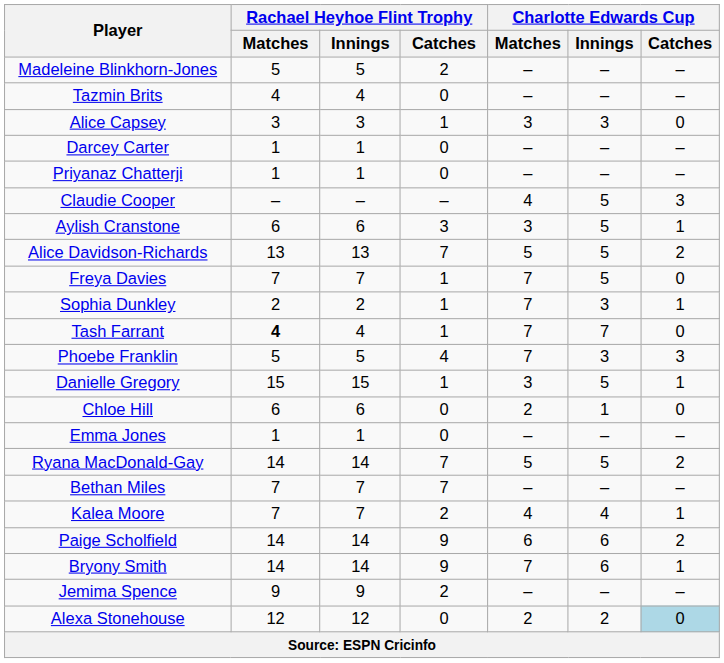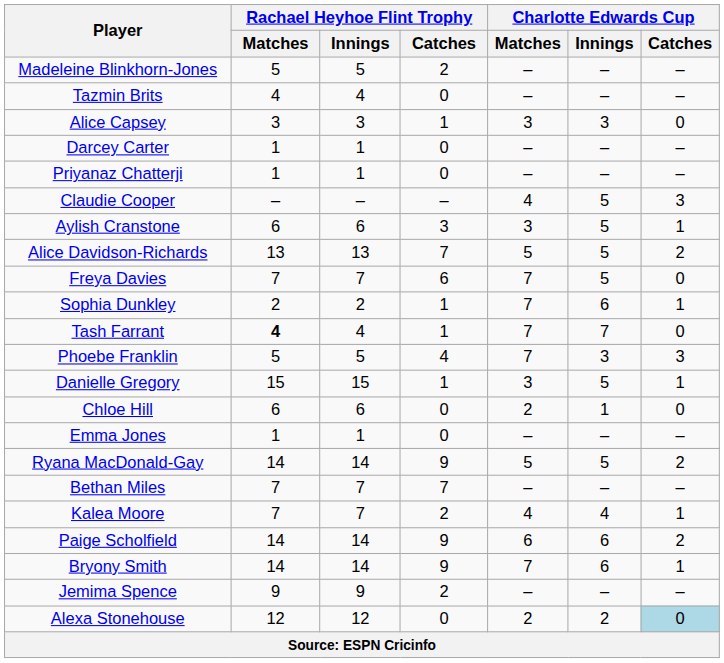(444, 278) 1 -> (444, 278) 6
(604, 305) 3 -> (604, 305) 6
(444, 461) 7 -> (444, 461) 9
